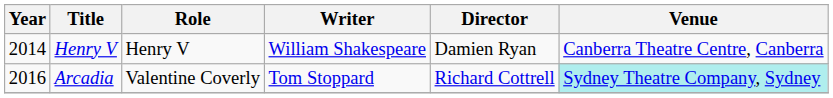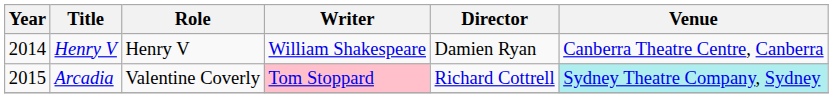(27, 78) 2016 -> (27, 78) 2015
(321, 78) no background -> (321, 78) pink background
